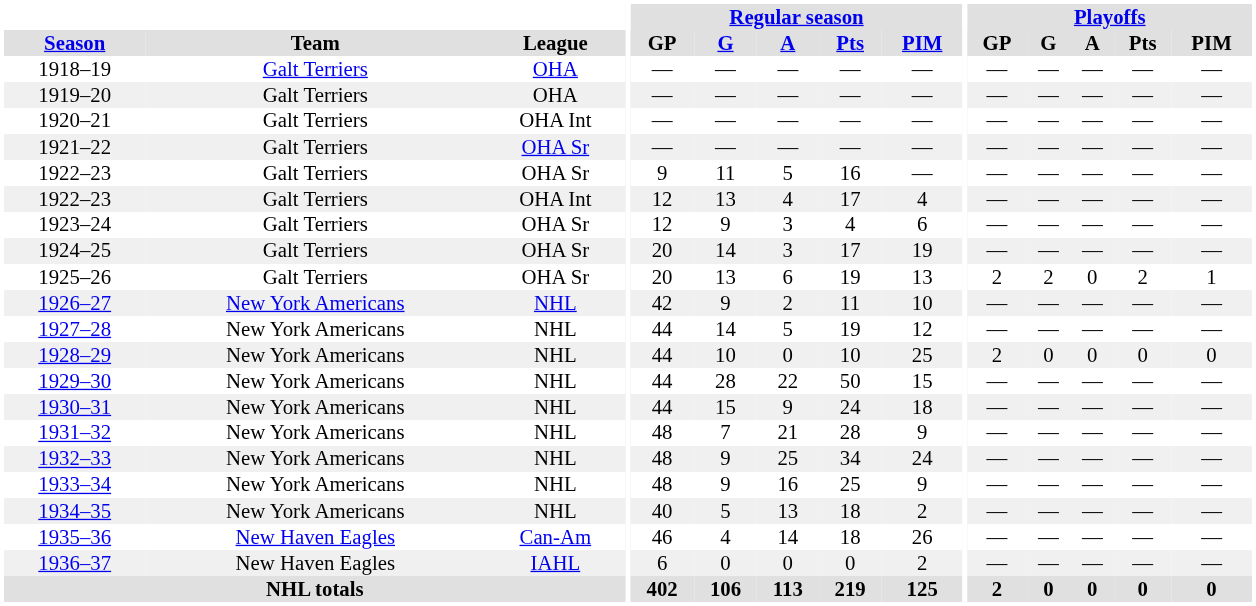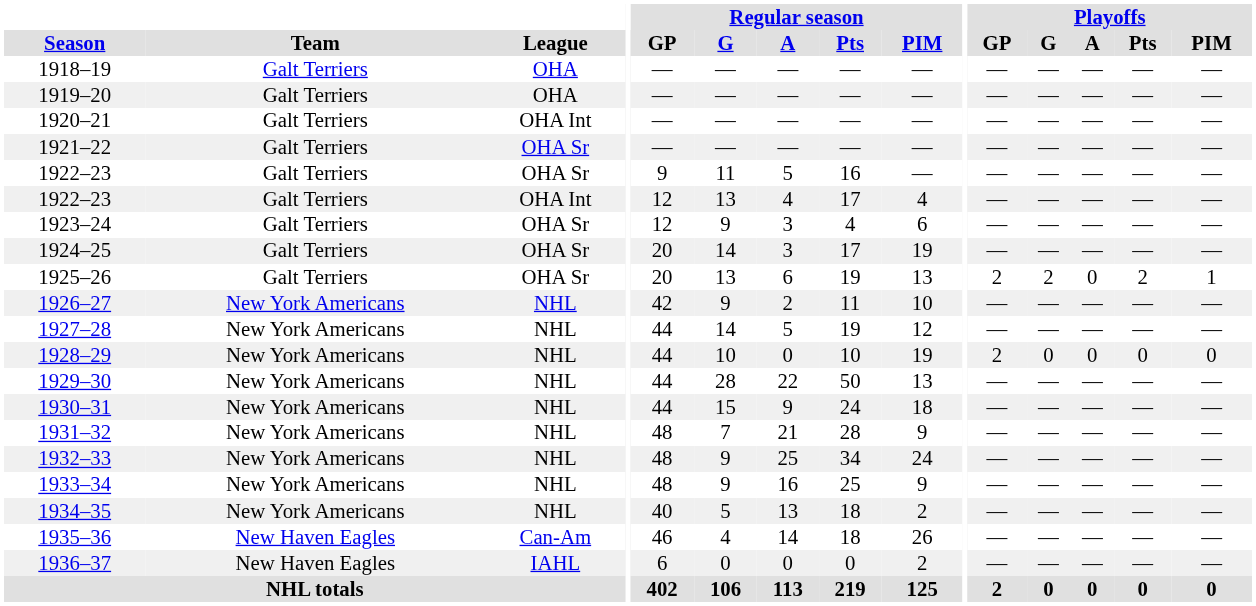(922, 354) 25 -> (922, 354) 19
(922, 380) 15 -> (922, 380) 13
